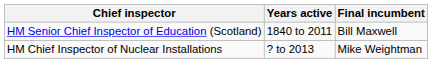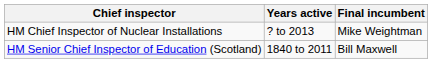rows swapped: (134, 31) <-> (115, 49)
